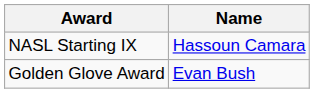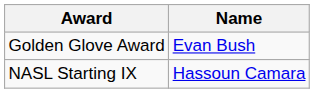rows swapped: (87, 73) <-> (73, 45)
